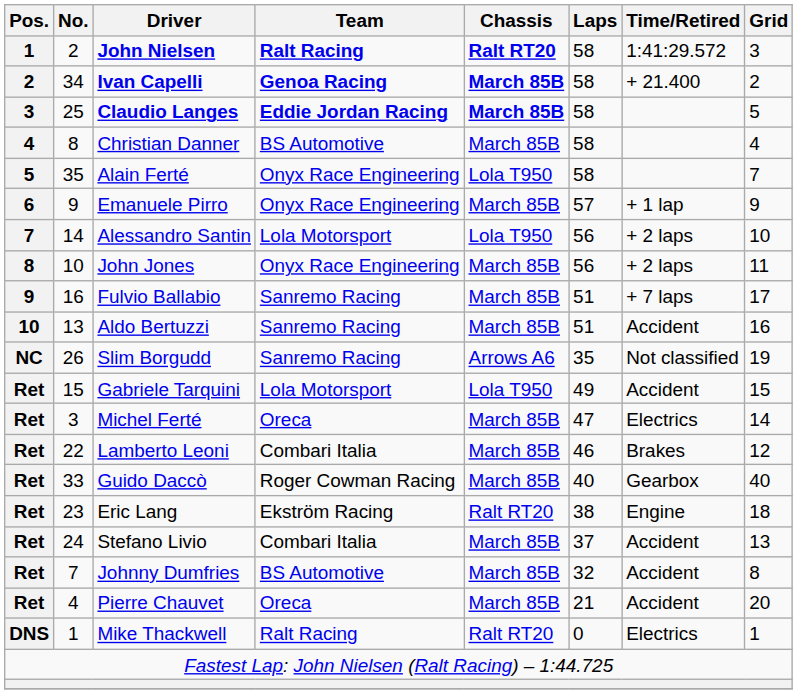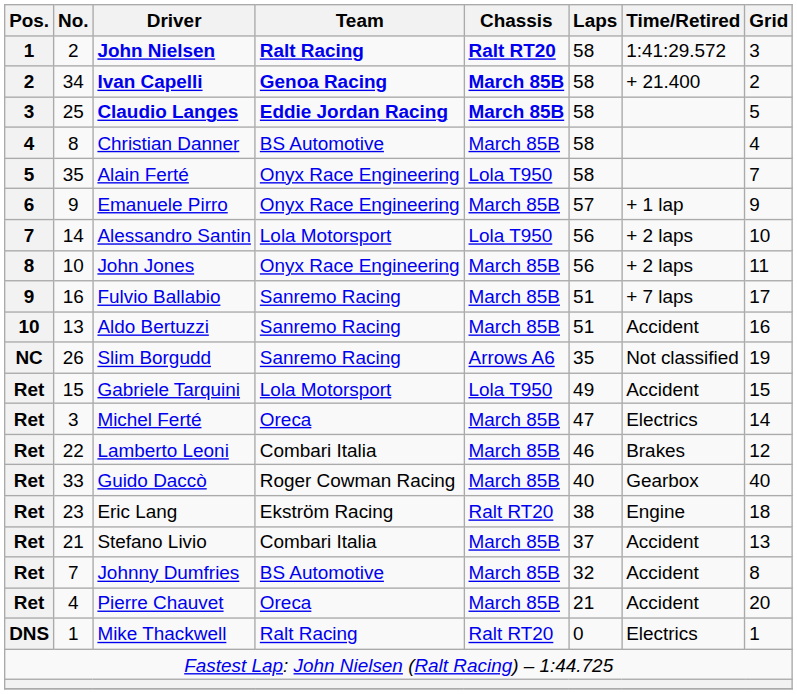(73, 542) 24 -> (73, 542) 21
